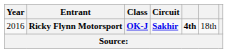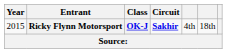(15, 26) 2016 -> (15, 26) 2015
(190, 26) bold -> (190, 26) normal
